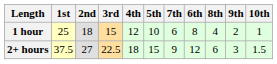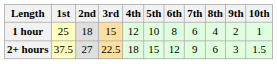columns swapped: (195, 13) <-> (174, 13)
